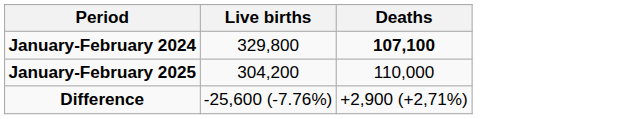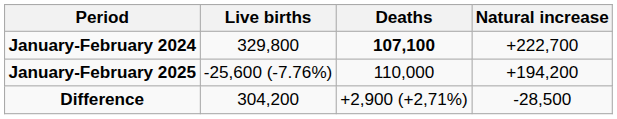+ column: (542, 18)
(268, 72) 304,200 -> (268, 72) -25,600 (-7.76%)
(268, 99) -25,600 (-7.76%) -> (268, 99) 304,200
